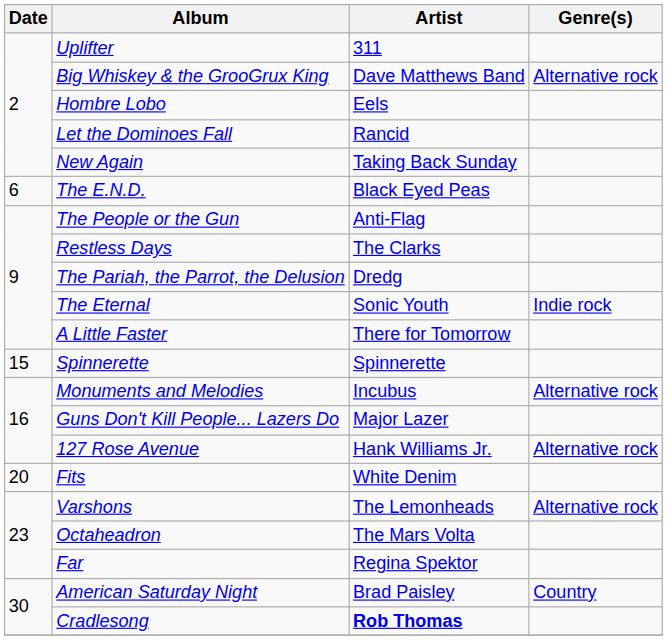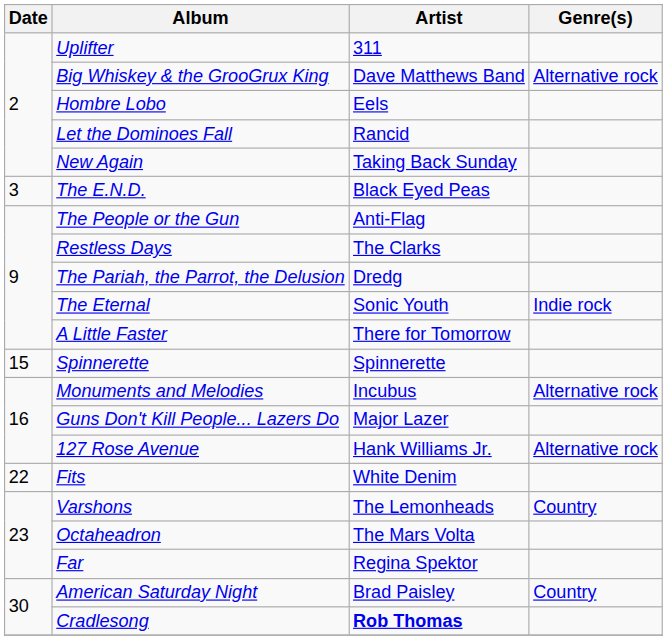(14, 190) 6 -> (14, 190) 3
(19, 477) 20 -> (19, 477) 22
(596, 506) Alternative rock -> (565, 506) Country
